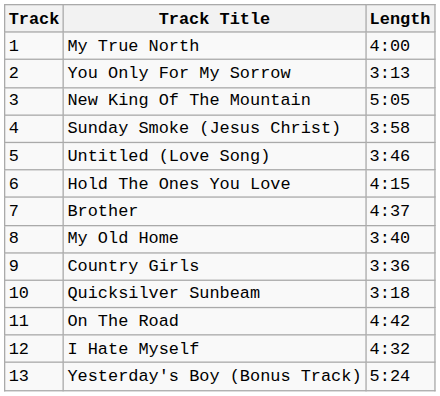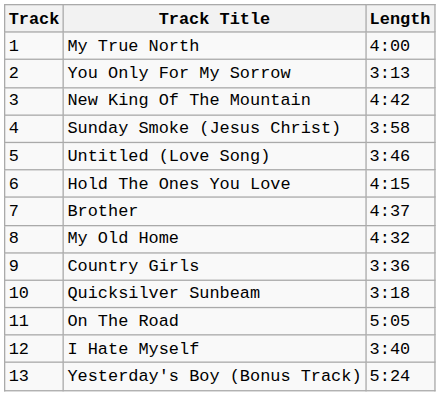(390, 101) 5:05 -> (390, 101) 4:42
(390, 239) 3:40 -> (390, 239) 4:32
(390, 321) 4:42 -> (390, 321) 5:05
(390, 349) 4:32 -> (390, 349) 3:40
